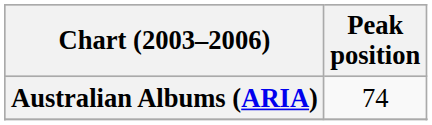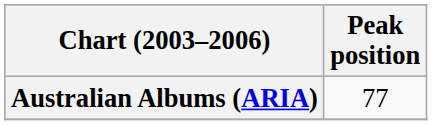(375, 97) 74 -> (375, 97) 77
